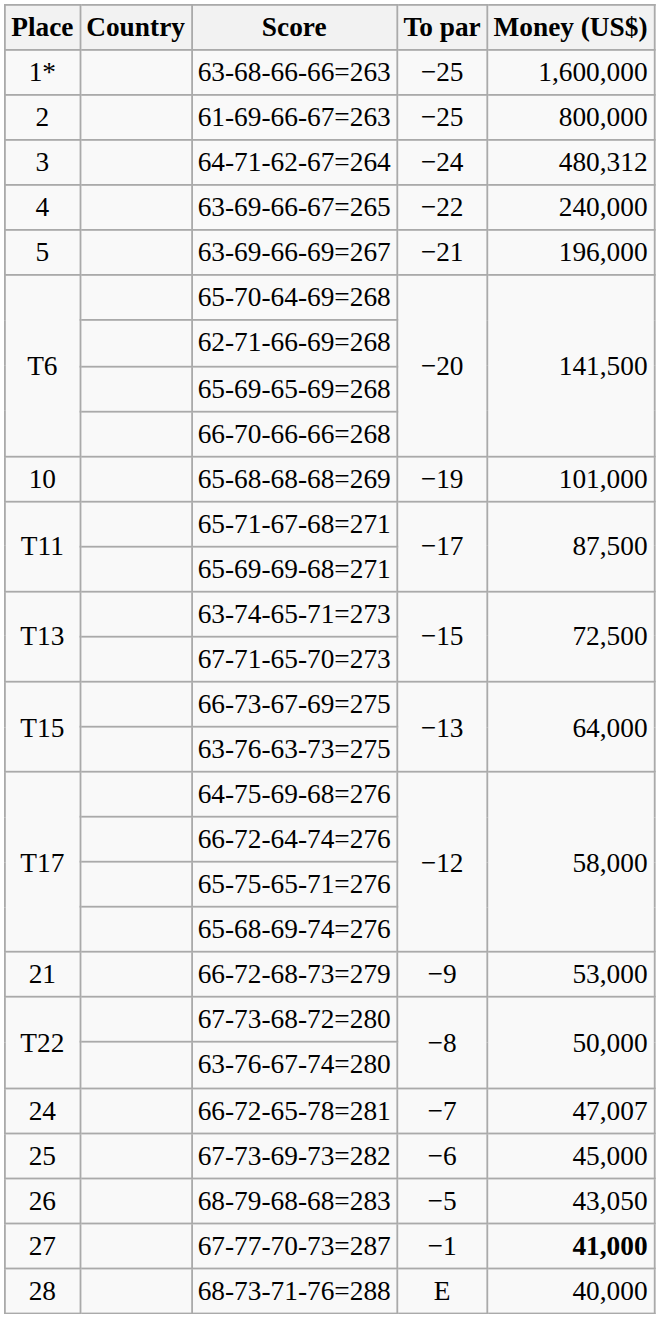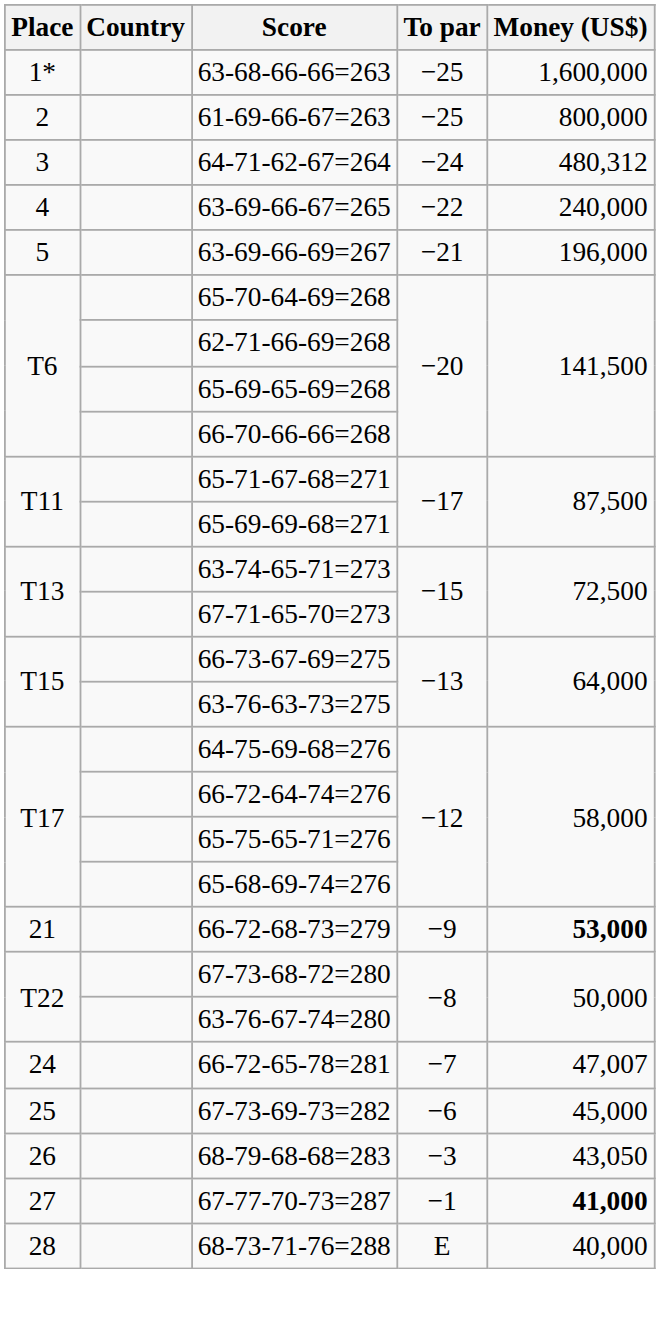- row: (294, 478)
(610, 974) normal -> (610, 929) bold
(442, 1200) −5 -> (442, 1155) −3
